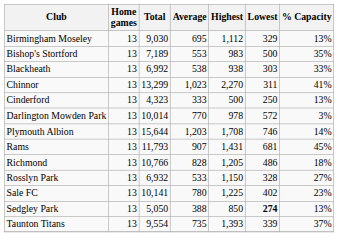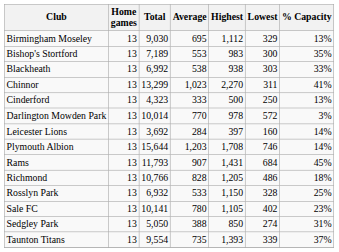(270, 54) 500 -> (270, 54) 300
+ row: (37, 131)
(270, 147) 681 -> (270, 162) 684
(323, 178) 27% -> (323, 193) 25%
(232, 193) 1,225 -> (232, 208) 1,105
(270, 208) bold -> (270, 224) normal
(323, 208) 13% -> (323, 224) 31%
